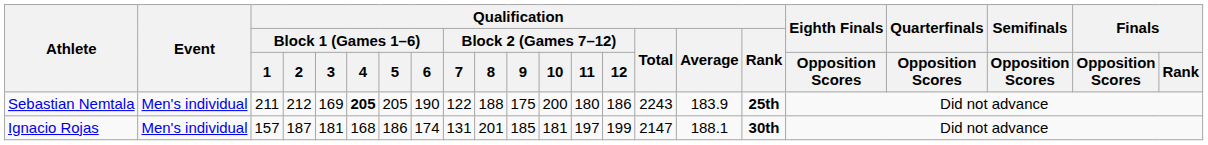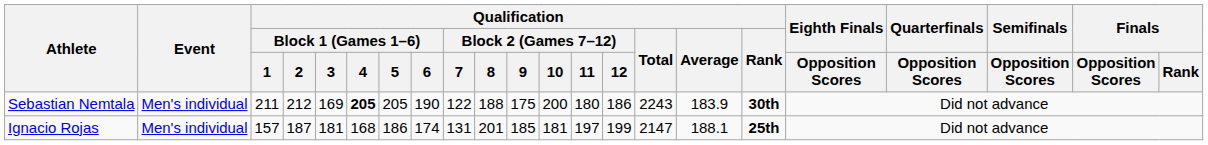(764, 104) 25th -> (764, 104) 30th
(764, 128) 30th -> (764, 128) 25th
